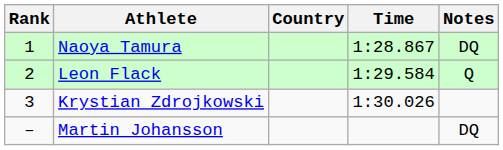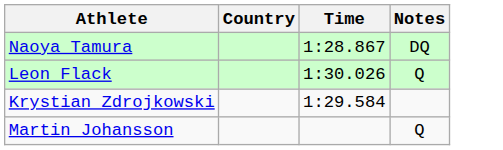- column: (29, 19)
(394, 75) 1:29.584 -> (344, 75) 1:30.026
(394, 103) 1:30.026 -> (344, 103) 1:29.584
(469, 131) DQ -> (419, 131) Q
